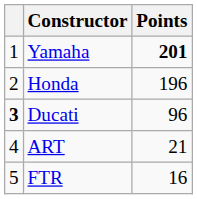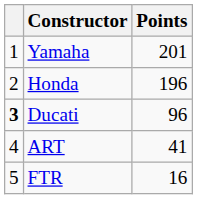(173, 52) bold -> (173, 52) normal
(178, 146) 21 -> (178, 146) 41
